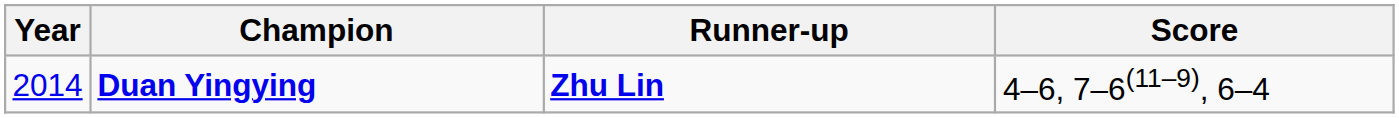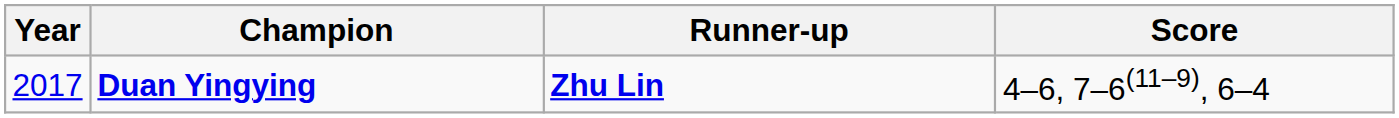(48, 84) 2014 -> (48, 84) 2017
